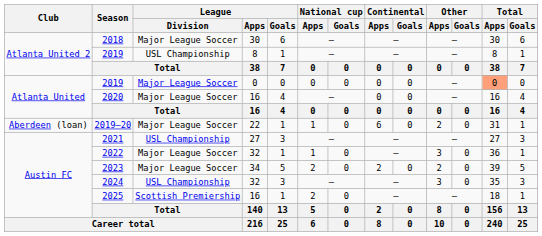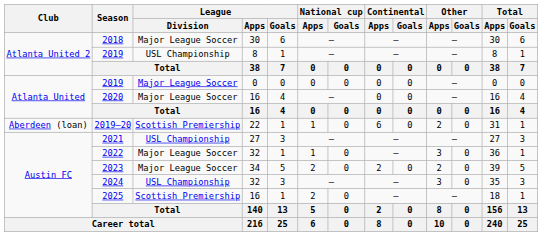(495, 82) lightsalmon background -> (495, 82) no background
(188, 125) Major League Soccer -> (188, 125) Scottish Premiership
